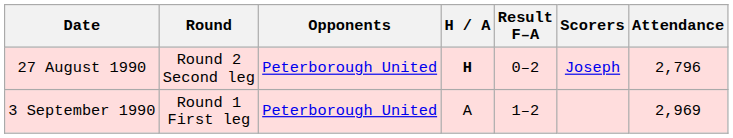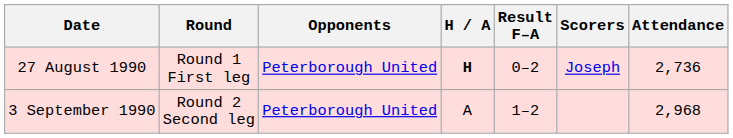(209, 69) Round 2 Second leg -> (209, 69) Round 1 First leg
(678, 69) 2,796 -> (678, 69) 2,736
(209, 111) Round 1 First leg -> (209, 111) Round 2 Second leg
(678, 111) 2,969 -> (678, 111) 2,968
